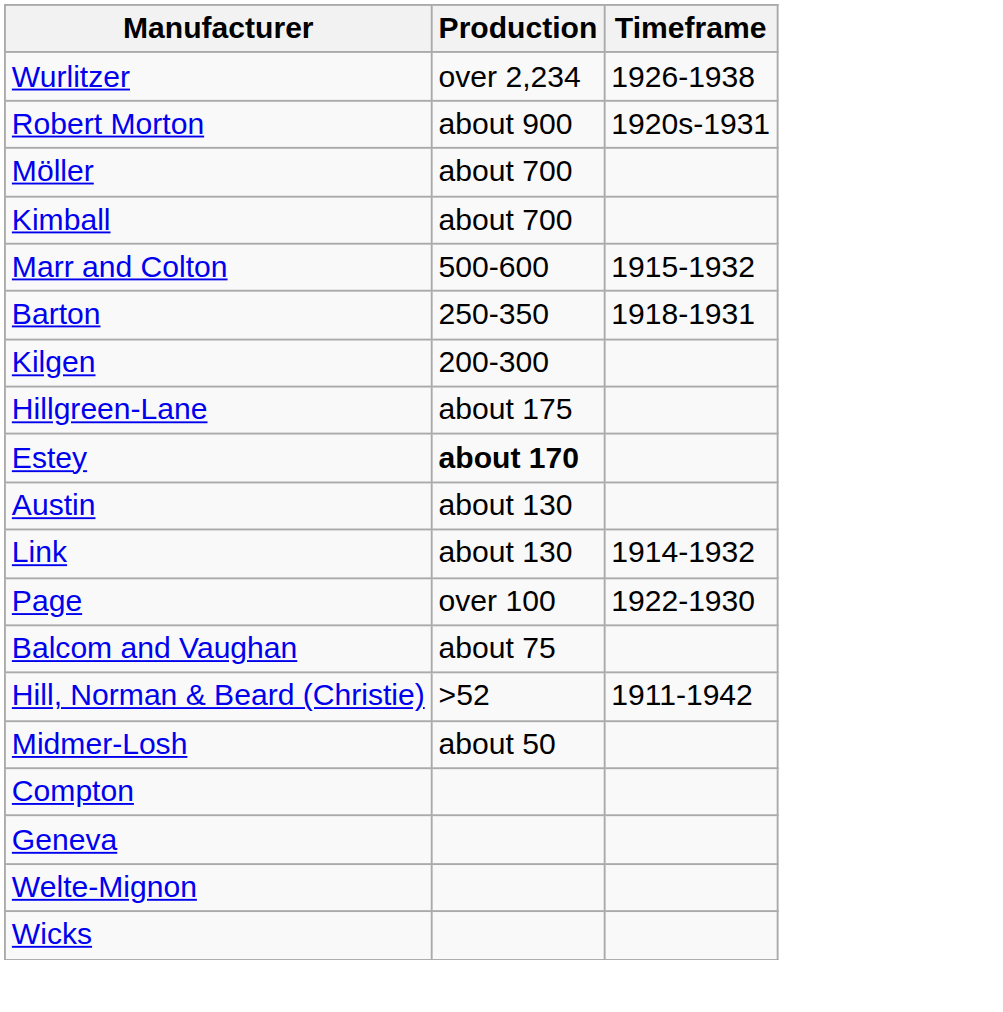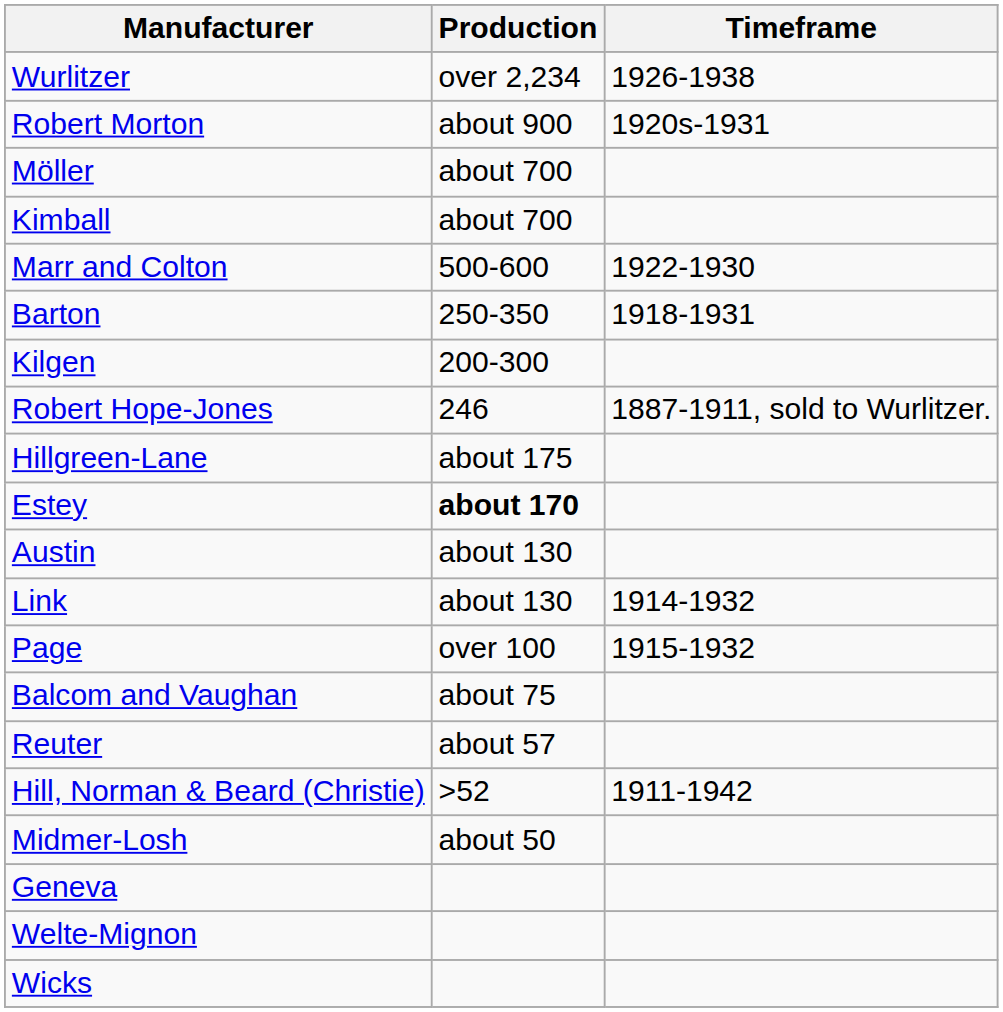(683, 266) 1915-1932 -> (683, 266) 1922-1930
+ row: (142, 409)
(683, 600) 1922-1930 -> (683, 648) 1915-1932
+ row: (57, 743)
- row: (73, 791)
